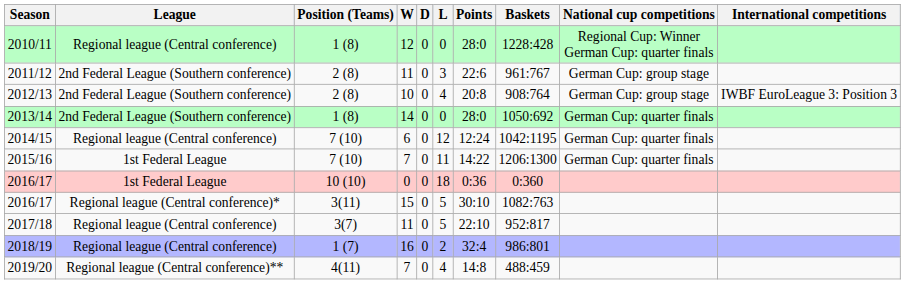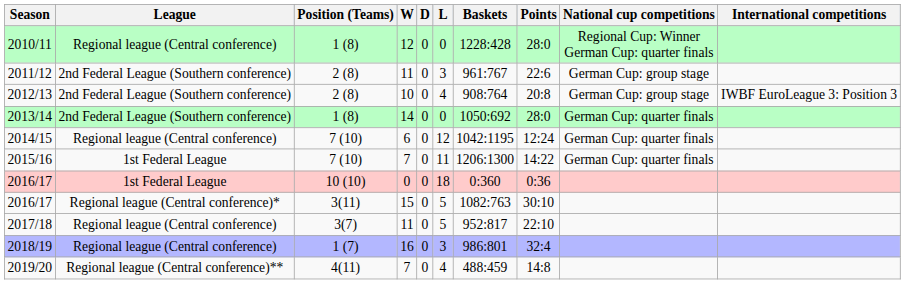columns swapped: (474, 15) <-> (528, 15)
(443, 246) 2 -> (443, 246) 3
